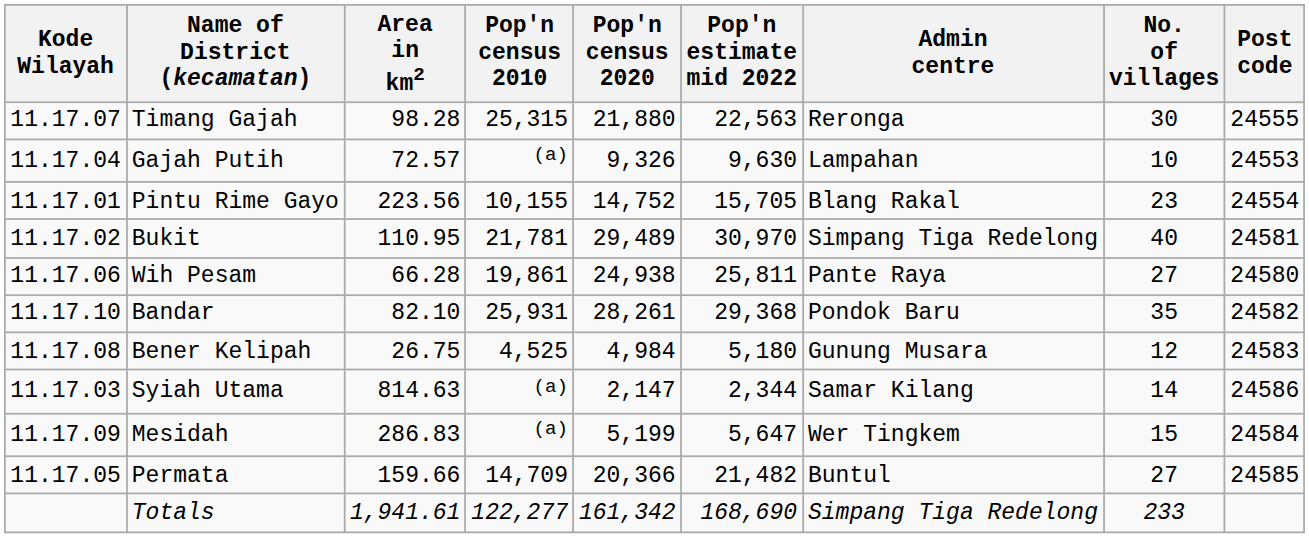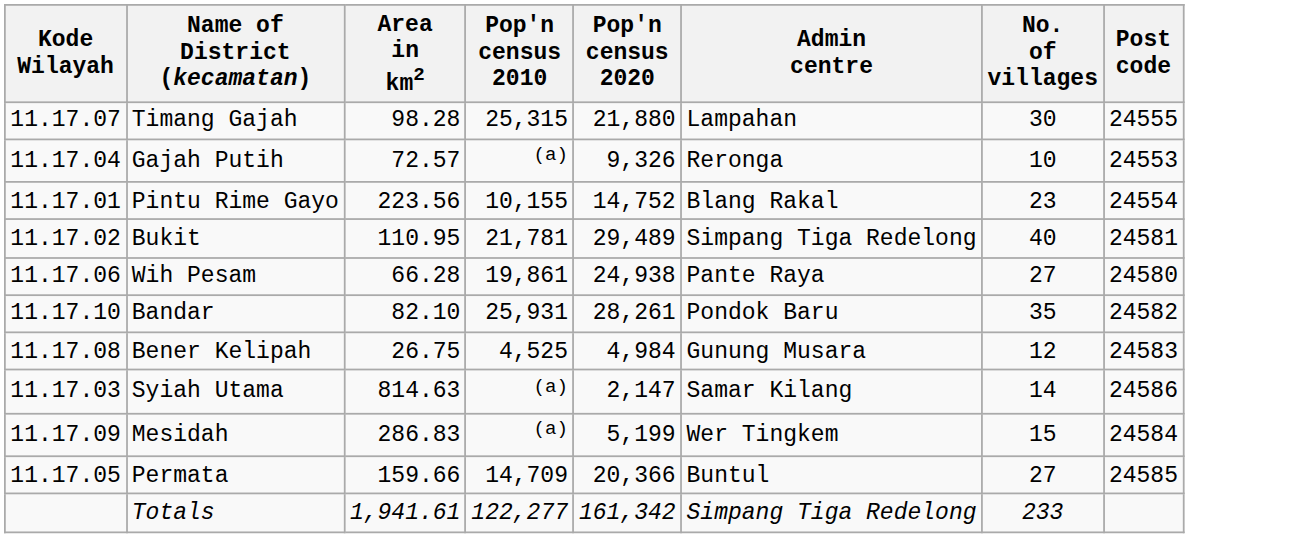- column: (742, 53)
(856, 120) Reronga -> (742, 120) Lampahan
(863, 161) Lampahan -> (735, 161) Reronga
